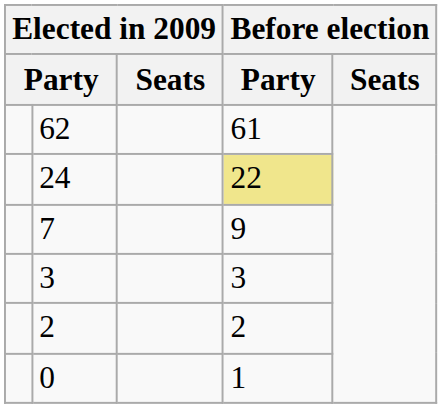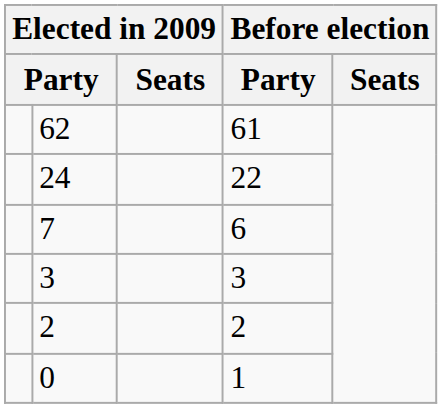(246, 178) khaki background -> (246, 178) no background
(238, 228) 9 -> (238, 228) 6
